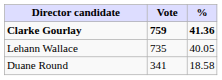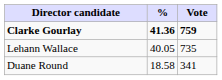columns swapped: (167, 13) <-> (202, 13)
